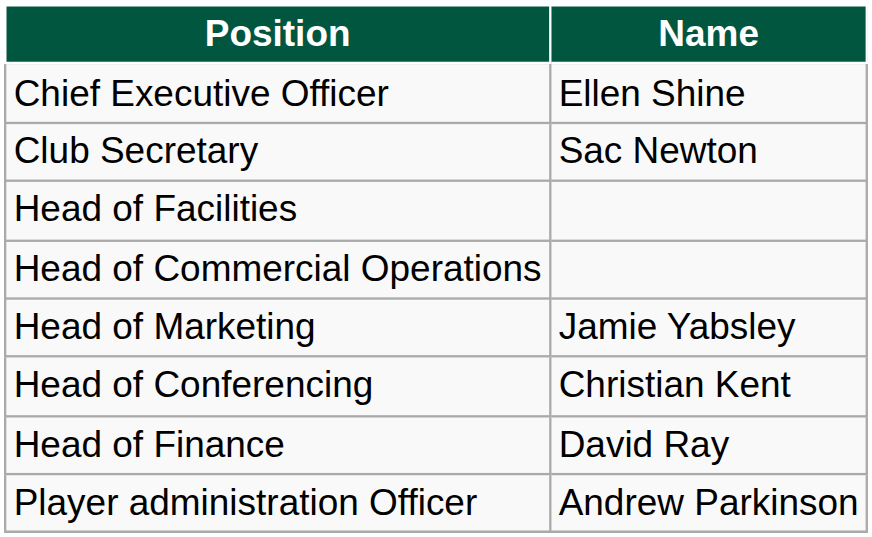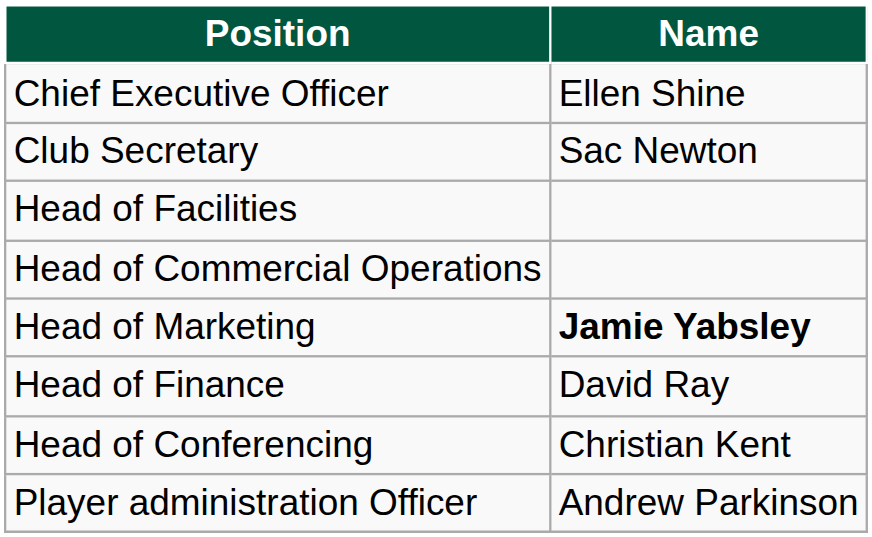(677, 326) normal -> (685, 326) bold
rows swapped: (193, 385) <-> (149, 444)
